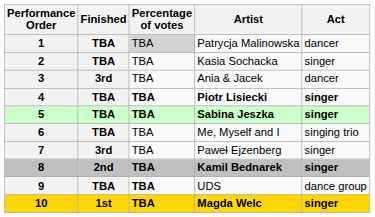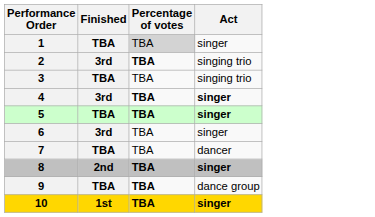- column: (248, 19)
(322, 43) dancer -> (213, 43) singer
(104, 61) TBA -> (104, 61) 3rd
(143, 61) normal -> (143, 61) bold
(320, 61) singer -> (224, 61) singing trio
(104, 79) 3rd -> (104, 79) TBA
(322, 79) dancer -> (224, 79) singing trio
(104, 97) TBA -> (104, 97) 3rd
(104, 132) TBA -> (104, 132) 3rd
(332, 132) singing trio -> (213, 132) singer
(104, 150) 3rd -> (104, 150) TBA
(320, 150) singer -> (214, 150) dancer
